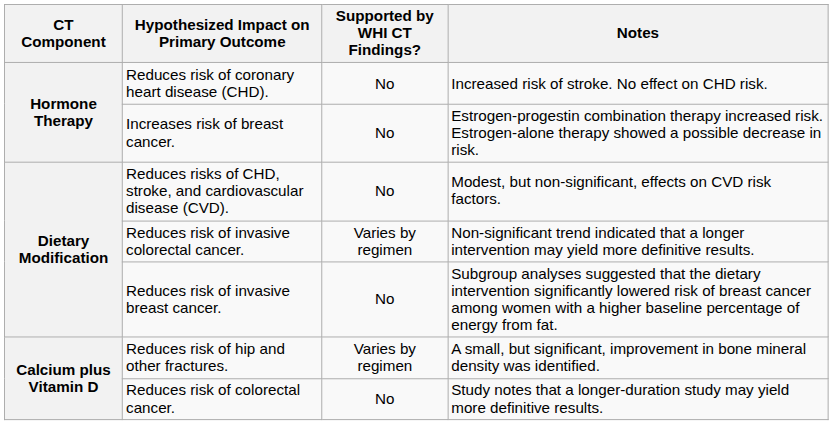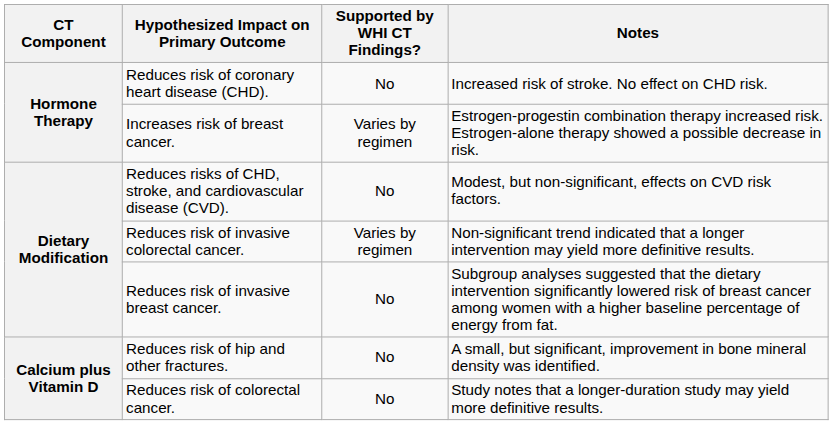(385, 133) No -> (385, 133) Varies by regimen
(385, 357) Varies by regimen -> (385, 357) No
